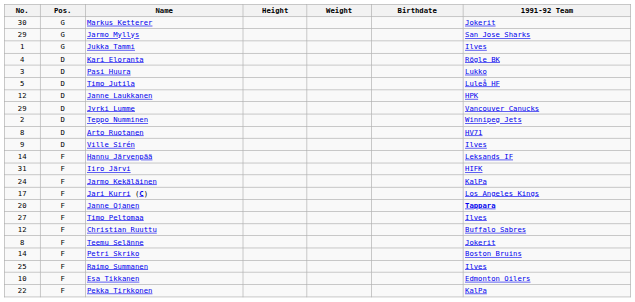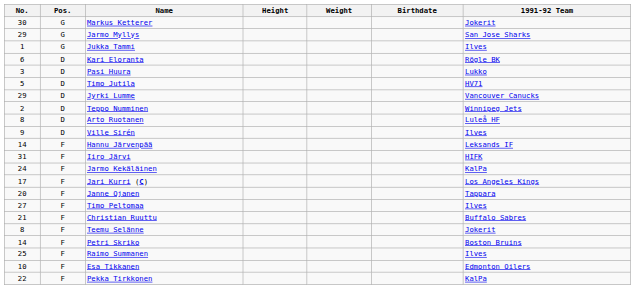(22, 59) 4 -> (22, 59) 6
(482, 83) Luleå HF -> (474, 83) HV71
- row: (120, 95)
(474, 132) HV71 -> (482, 120) Luleå HF
(480, 205) bold -> (480, 193) normal
(22, 229) 12 -> (22, 217) 21
